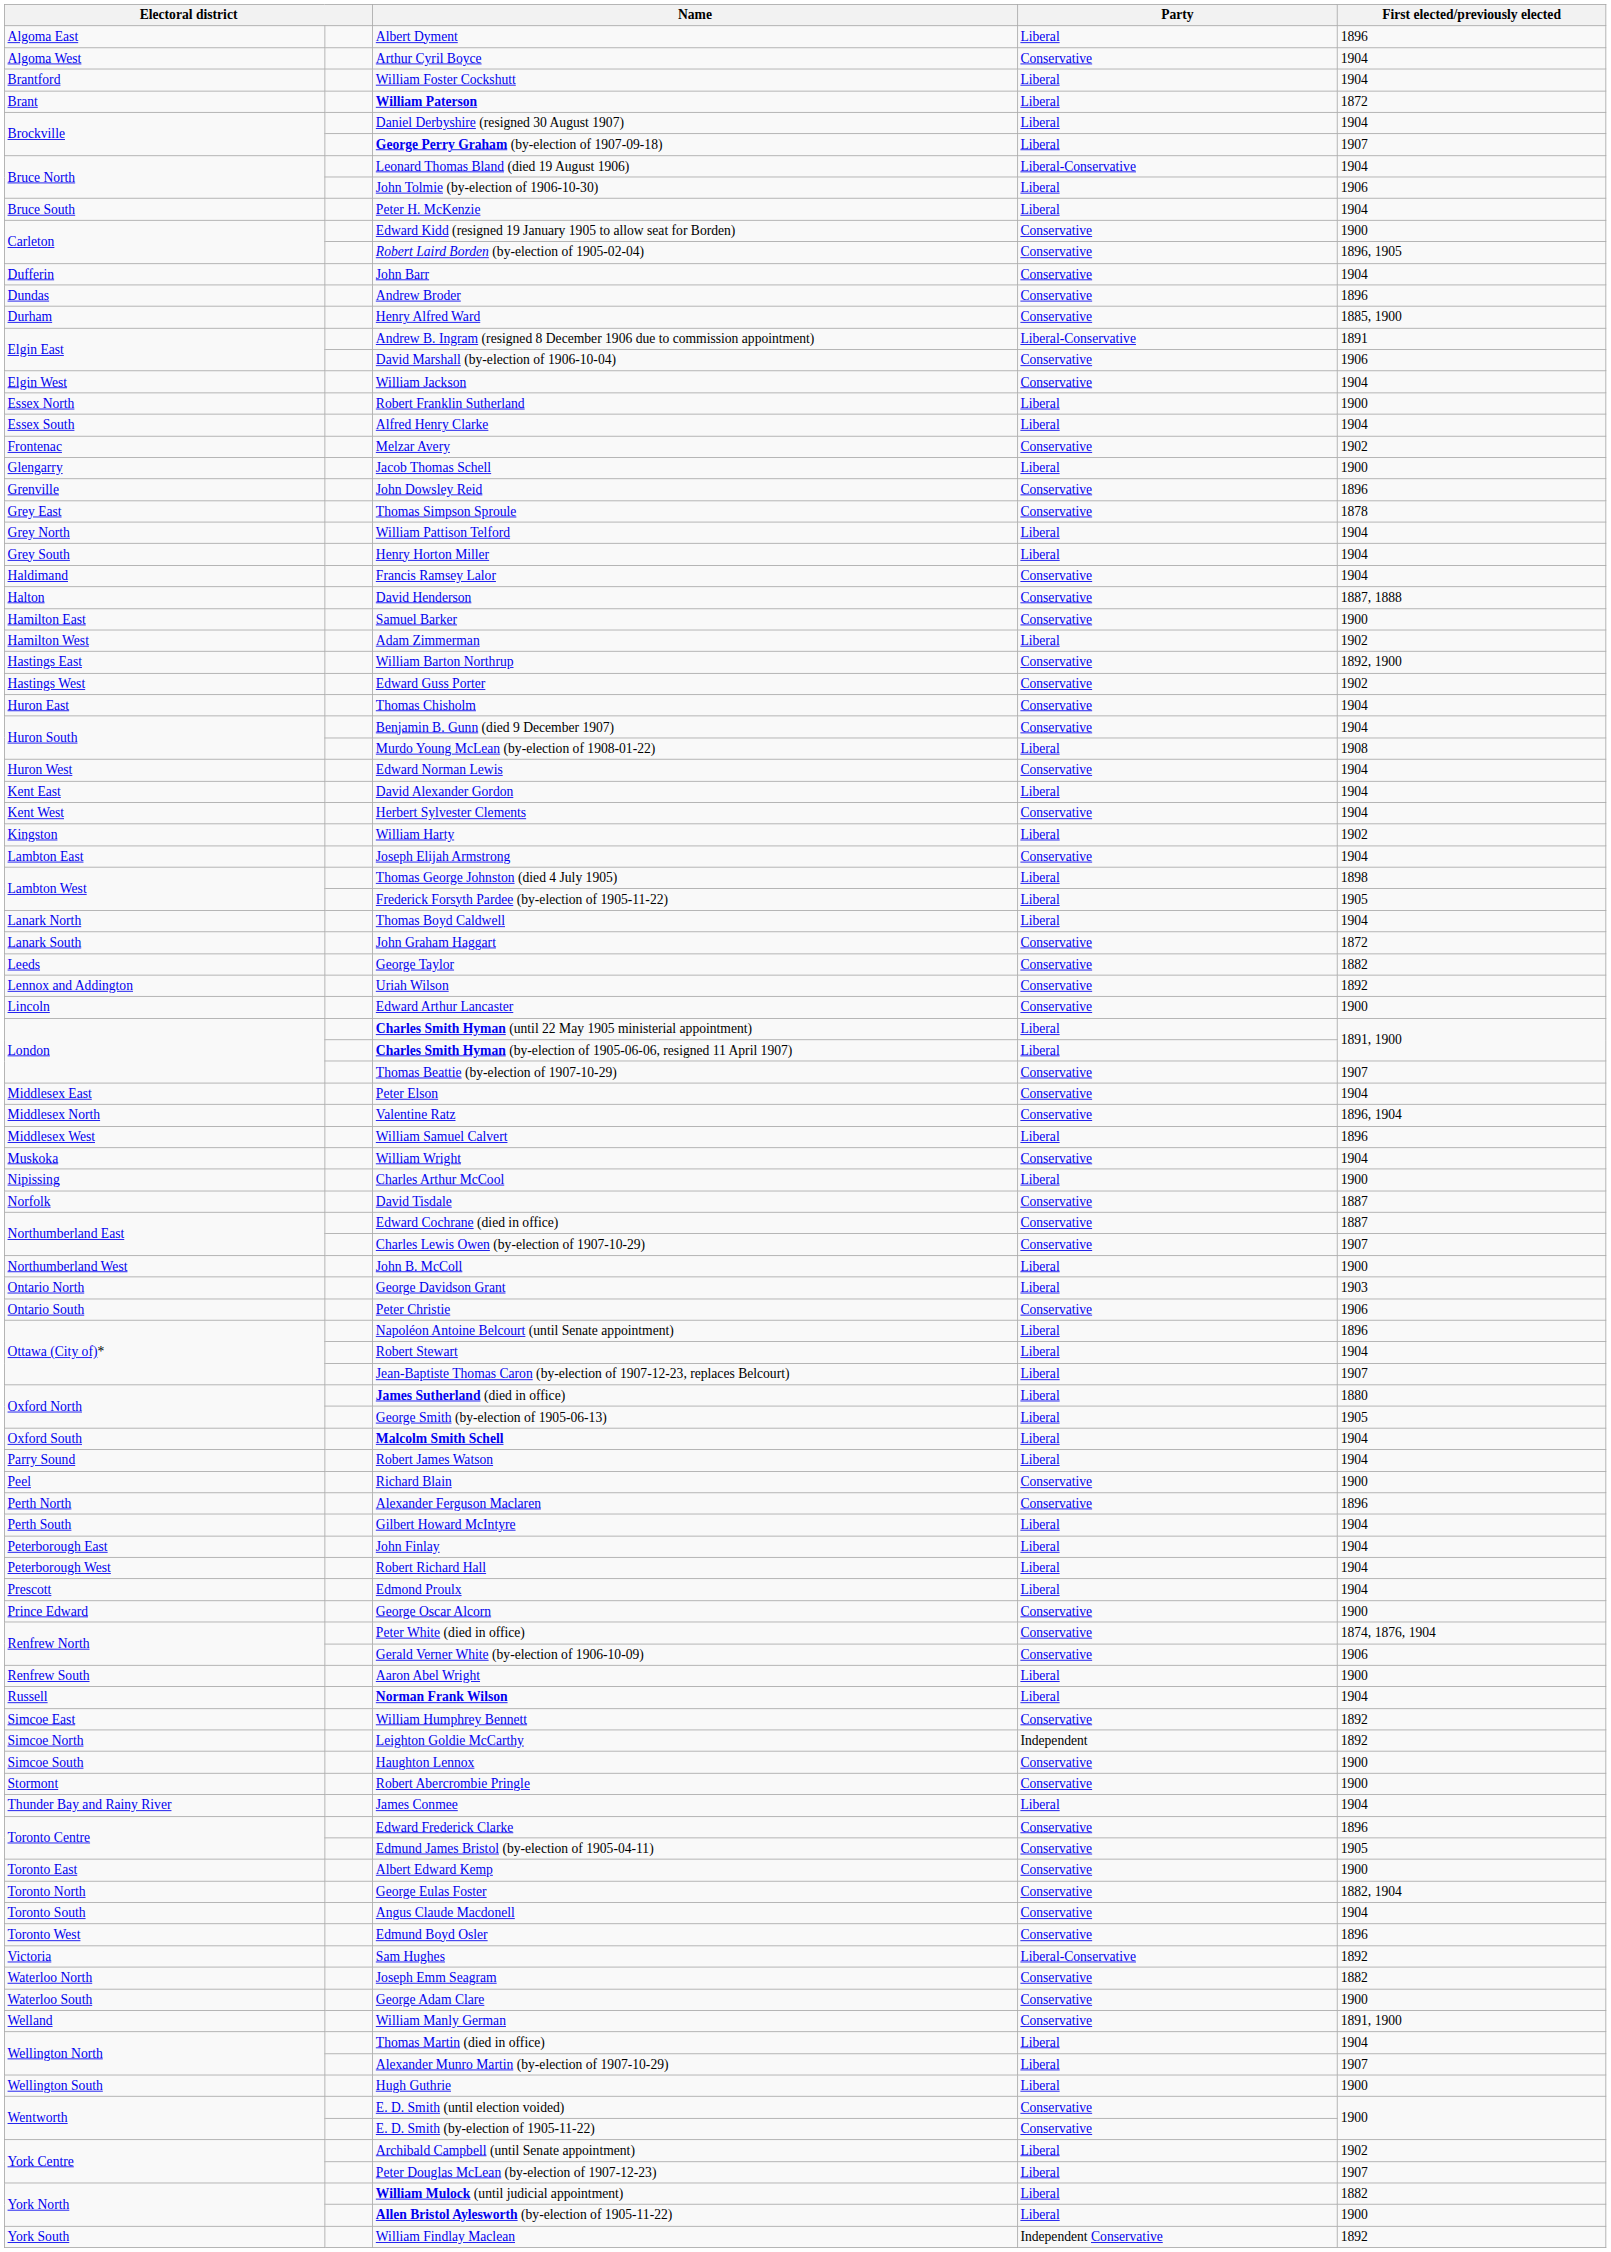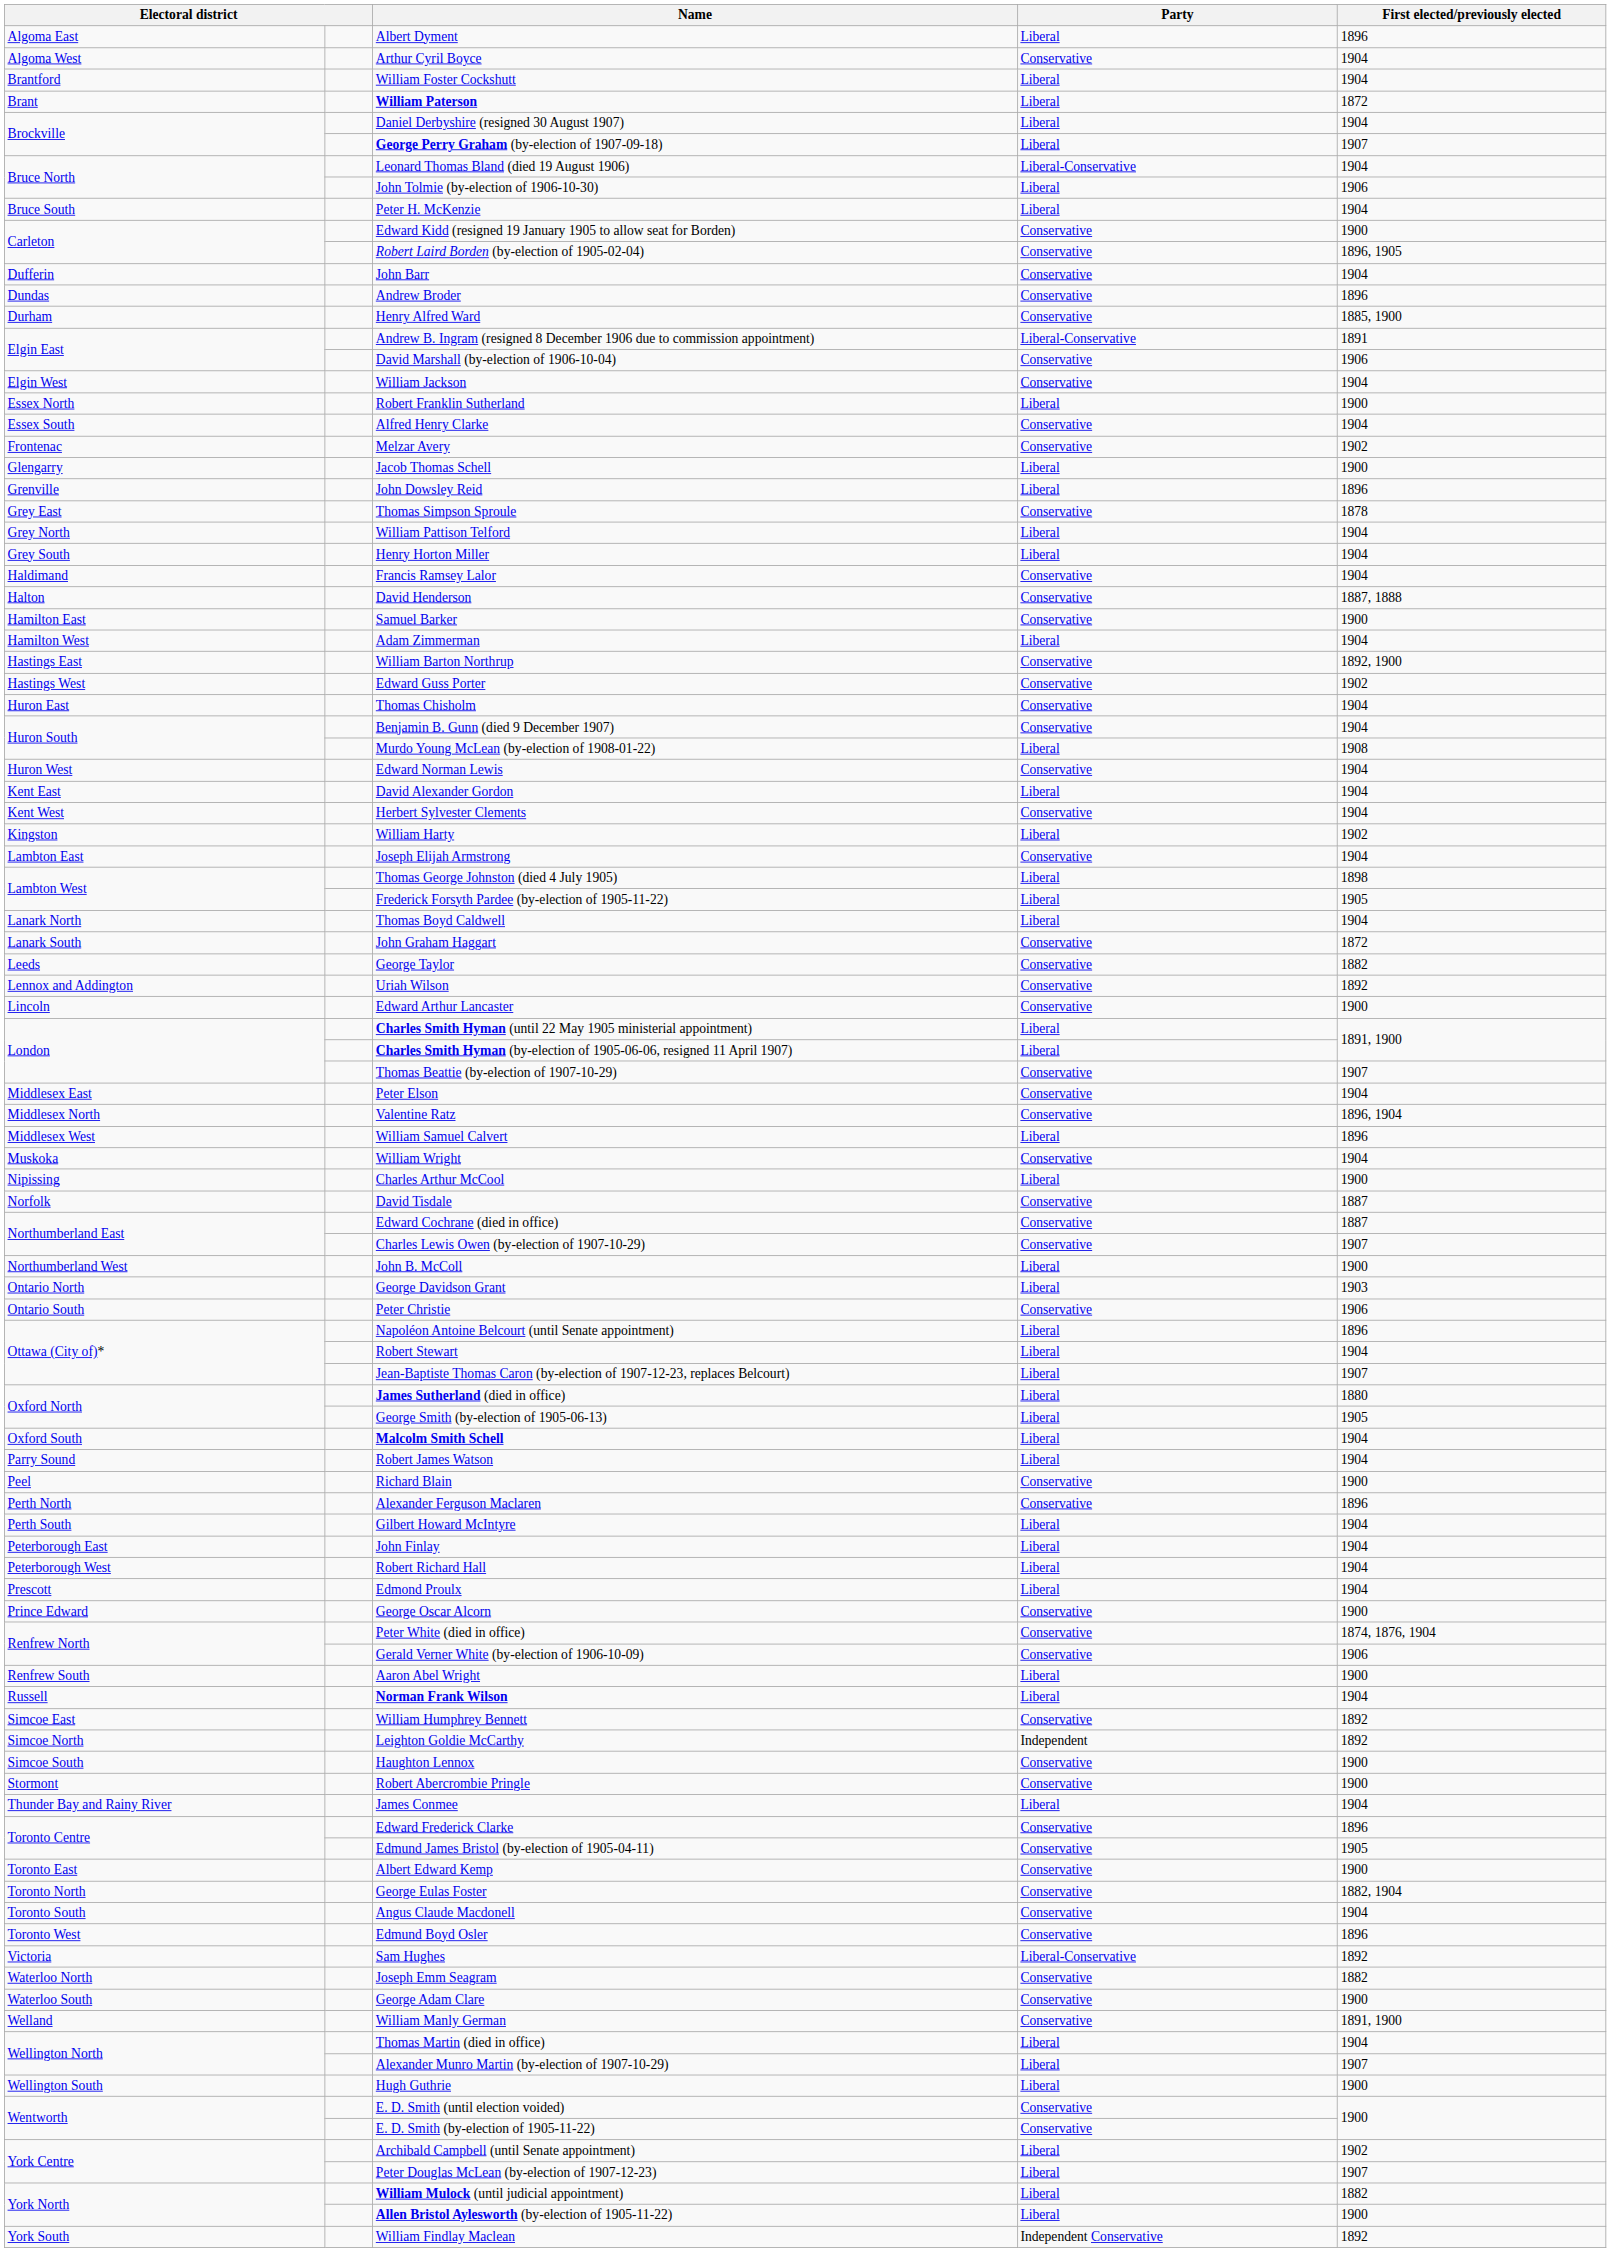(1040, 425) Liberal -> (1056, 425) Conservative
(1056, 489) Conservative -> (1040, 489) Liberal
(1354, 640) 1902 -> (1354, 640) 1904
